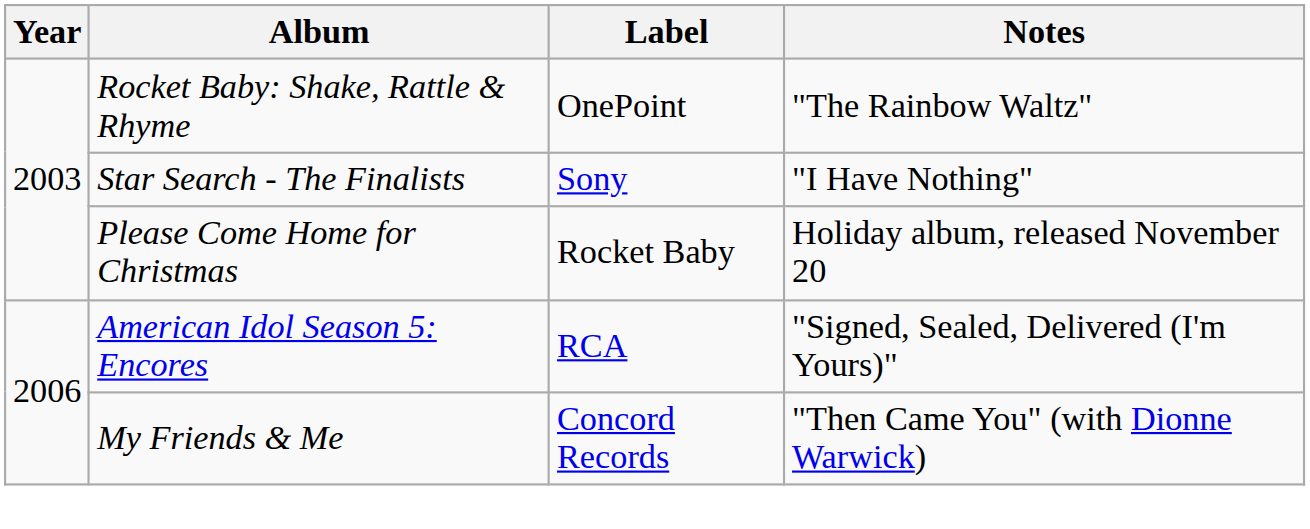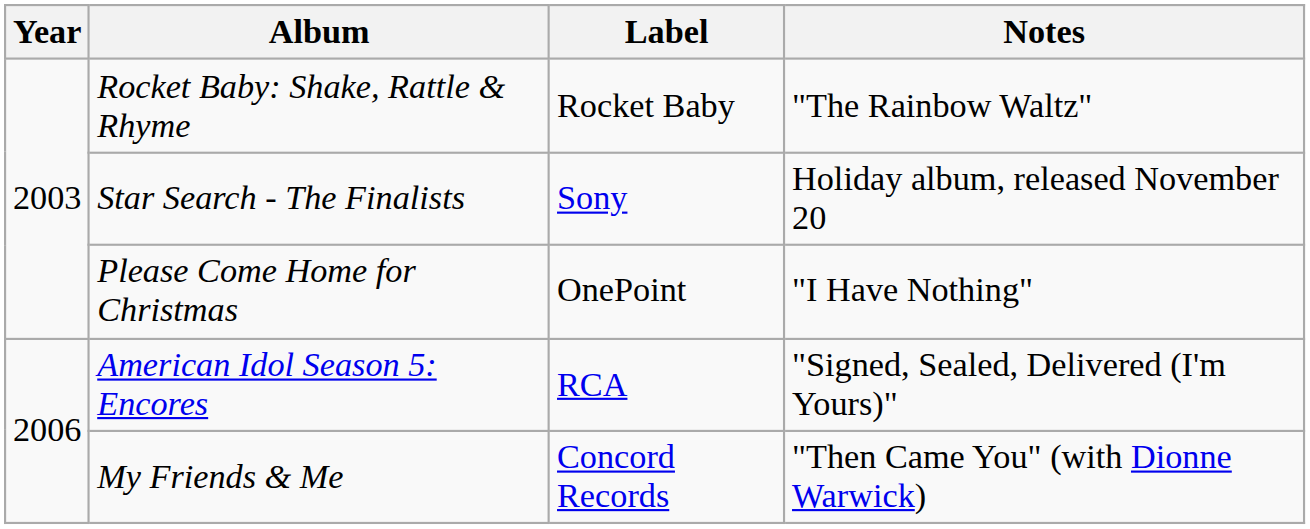(622, 105) OnePoint -> (646, 105) Rocket Baby
(912, 178) "I Have Nothing" -> (1035, 198) Holiday album, released November 20
(646, 252) Rocket Baby -> (622, 290) OnePoint
(1035, 252) Holiday album, released November 20 -> (912, 290) "I Have Nothing"
